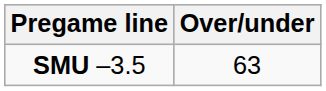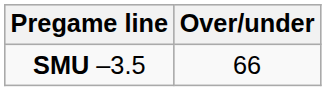(247, 64) 63 -> (247, 64) 66
